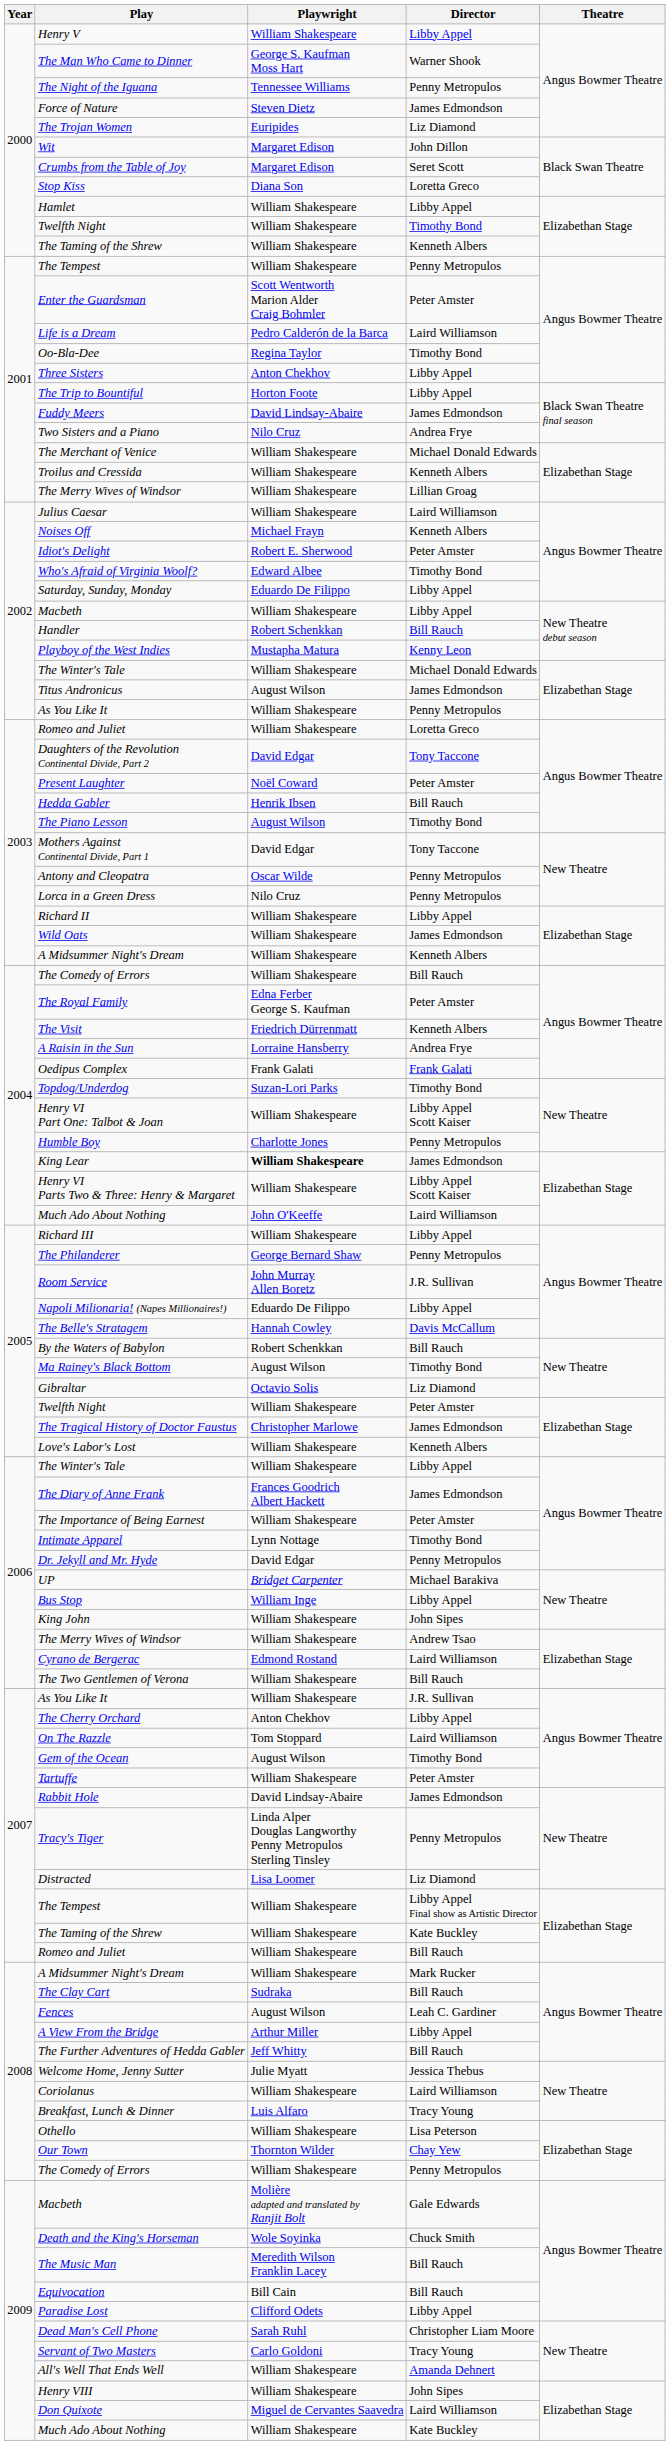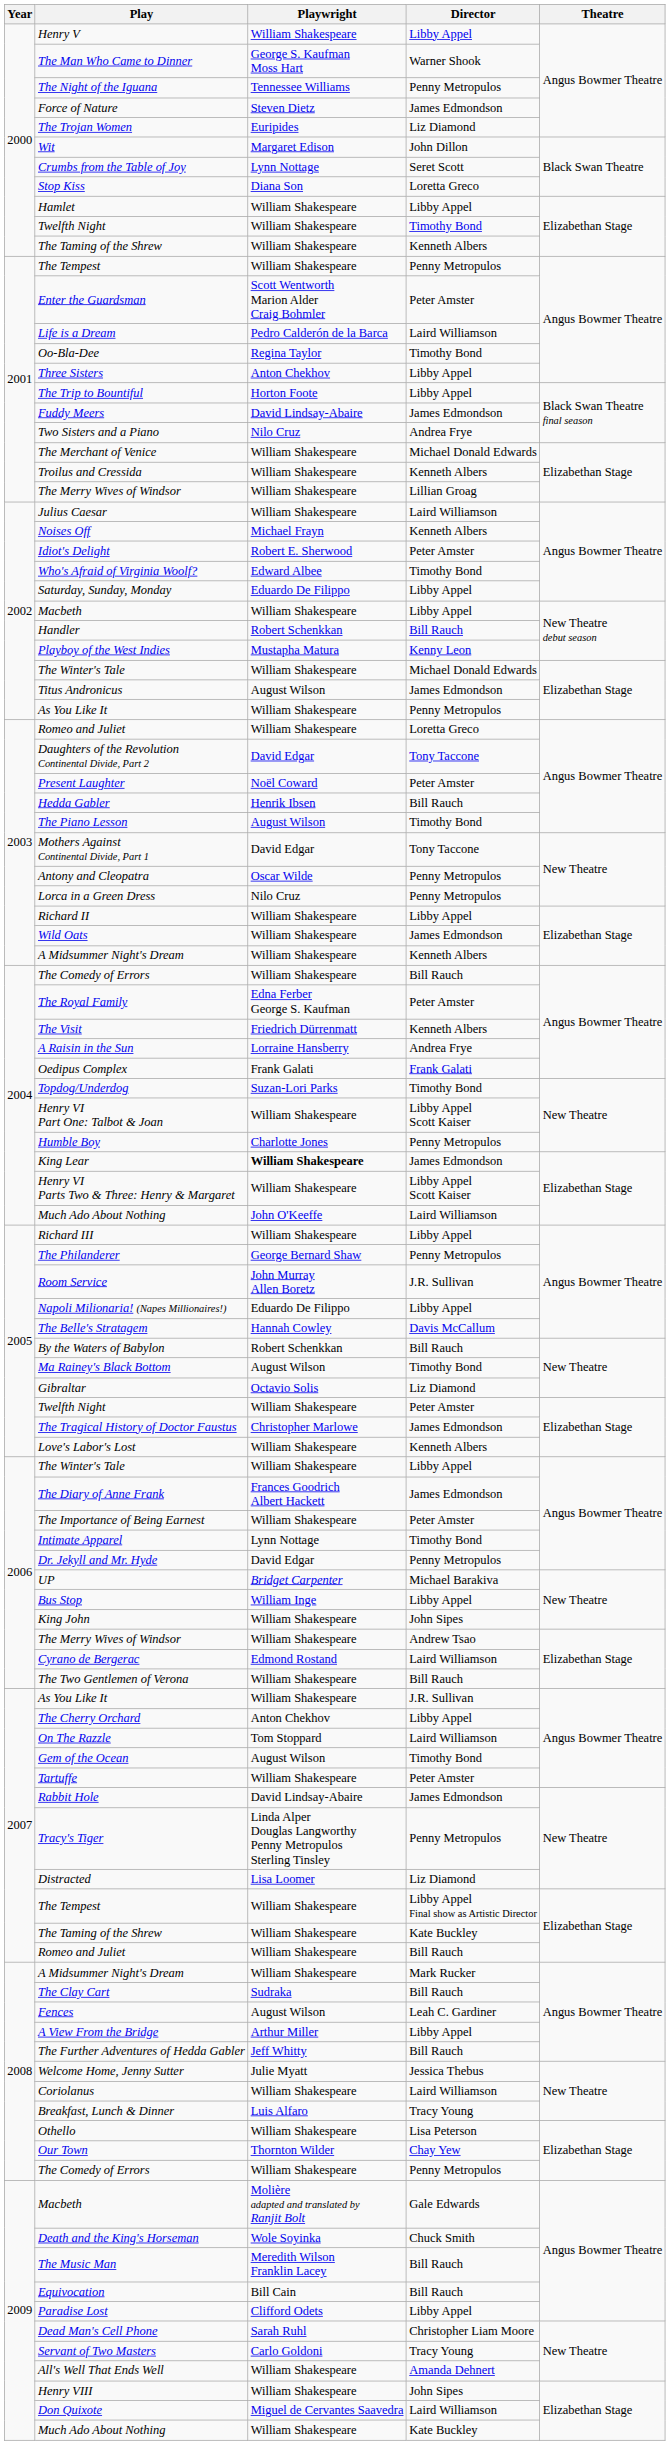(292, 166) Margaret Edison -> (285, 166) Lynn Nottage
